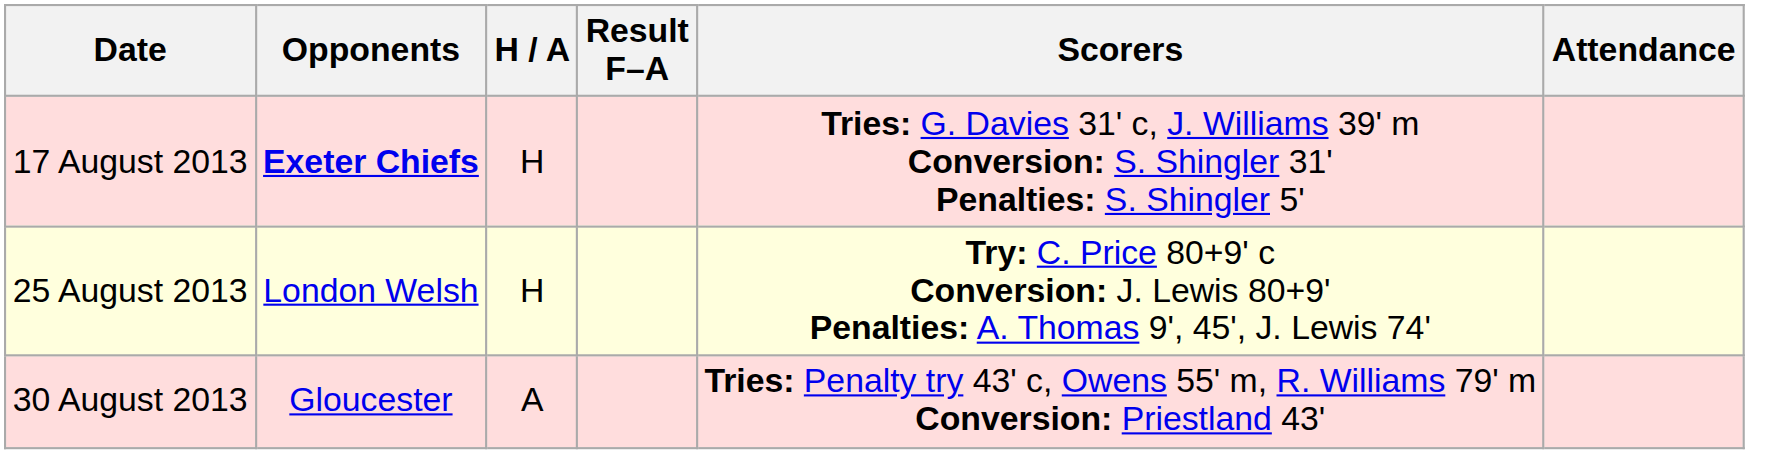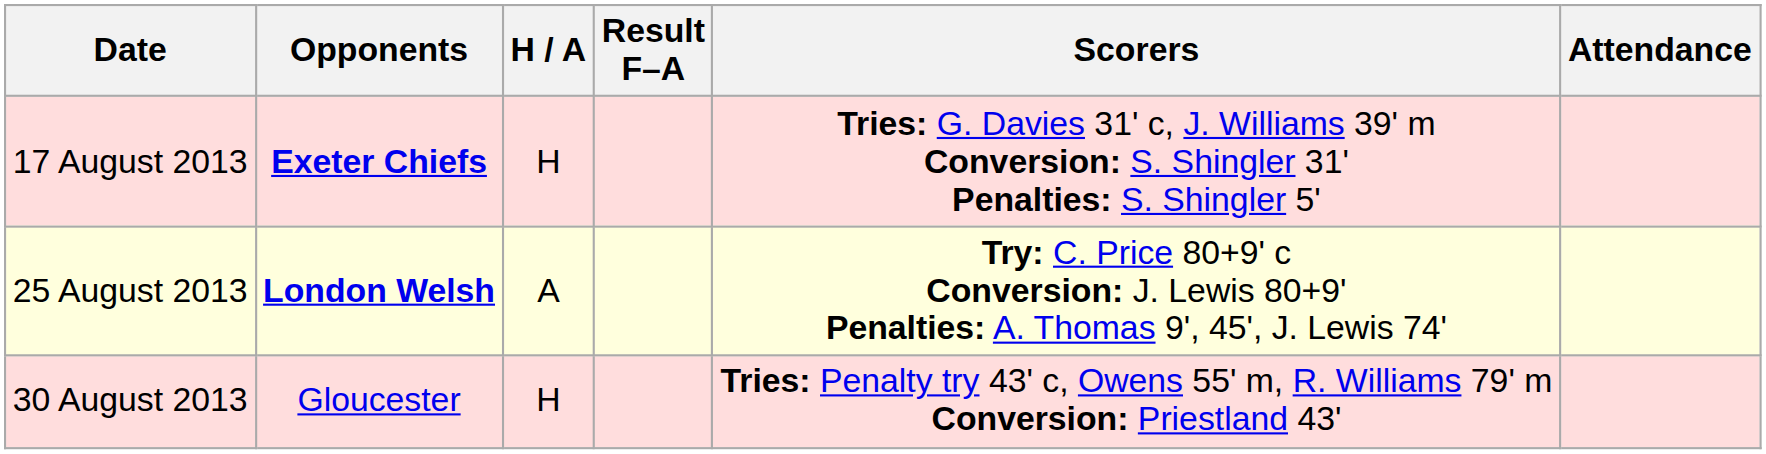(371, 290) normal -> (379, 290) bold
(532, 290) H -> (548, 290) A
(532, 400) A -> (548, 400) H
